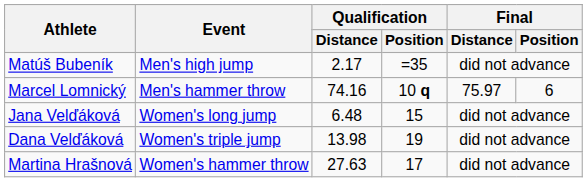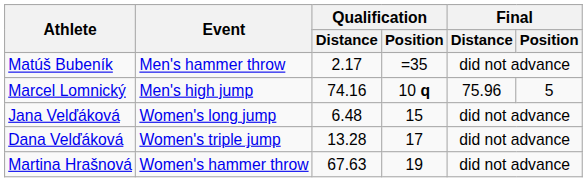(196, 66) Men's high jump -> (212, 66) Men's hammer throw
(212, 90) Men's hammer throw -> (196, 90) Men's high jump
(482, 90) 75.97 -> (482, 90) 75.96
(549, 90) 6 -> (549, 90) 5
(347, 140) 13.98 -> (347, 140) 13.28
(414, 140) 19 -> (414, 140) 17
(347, 165) 27.63 -> (347, 165) 67.63
(414, 165) 17 -> (414, 165) 19
